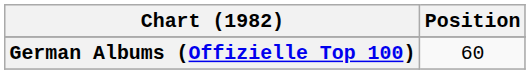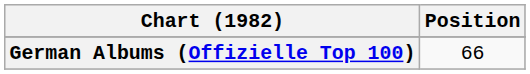(473, 53) 60 -> (473, 53) 66
